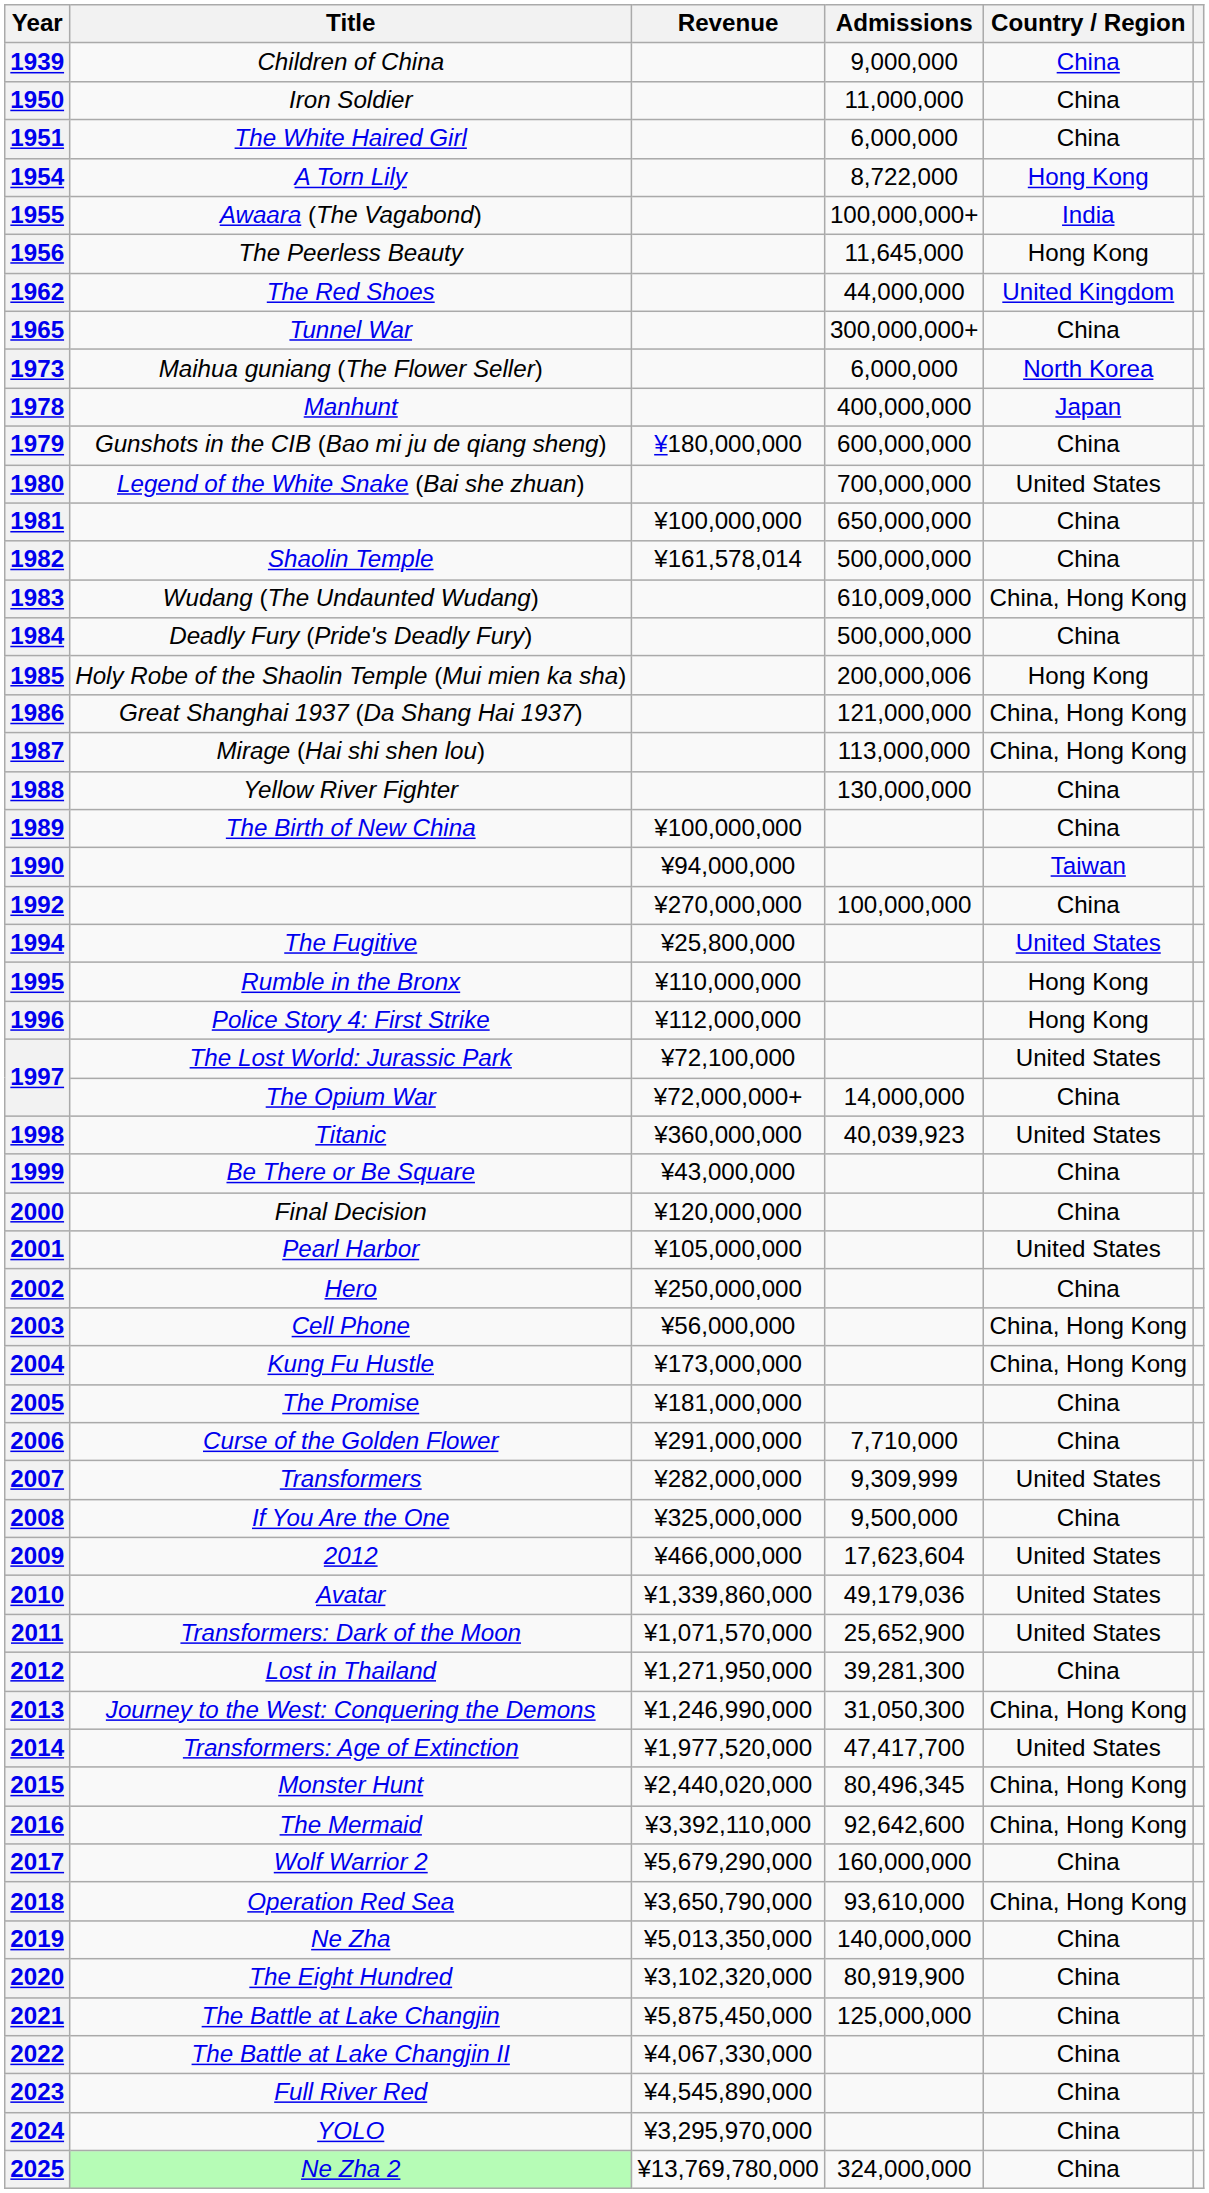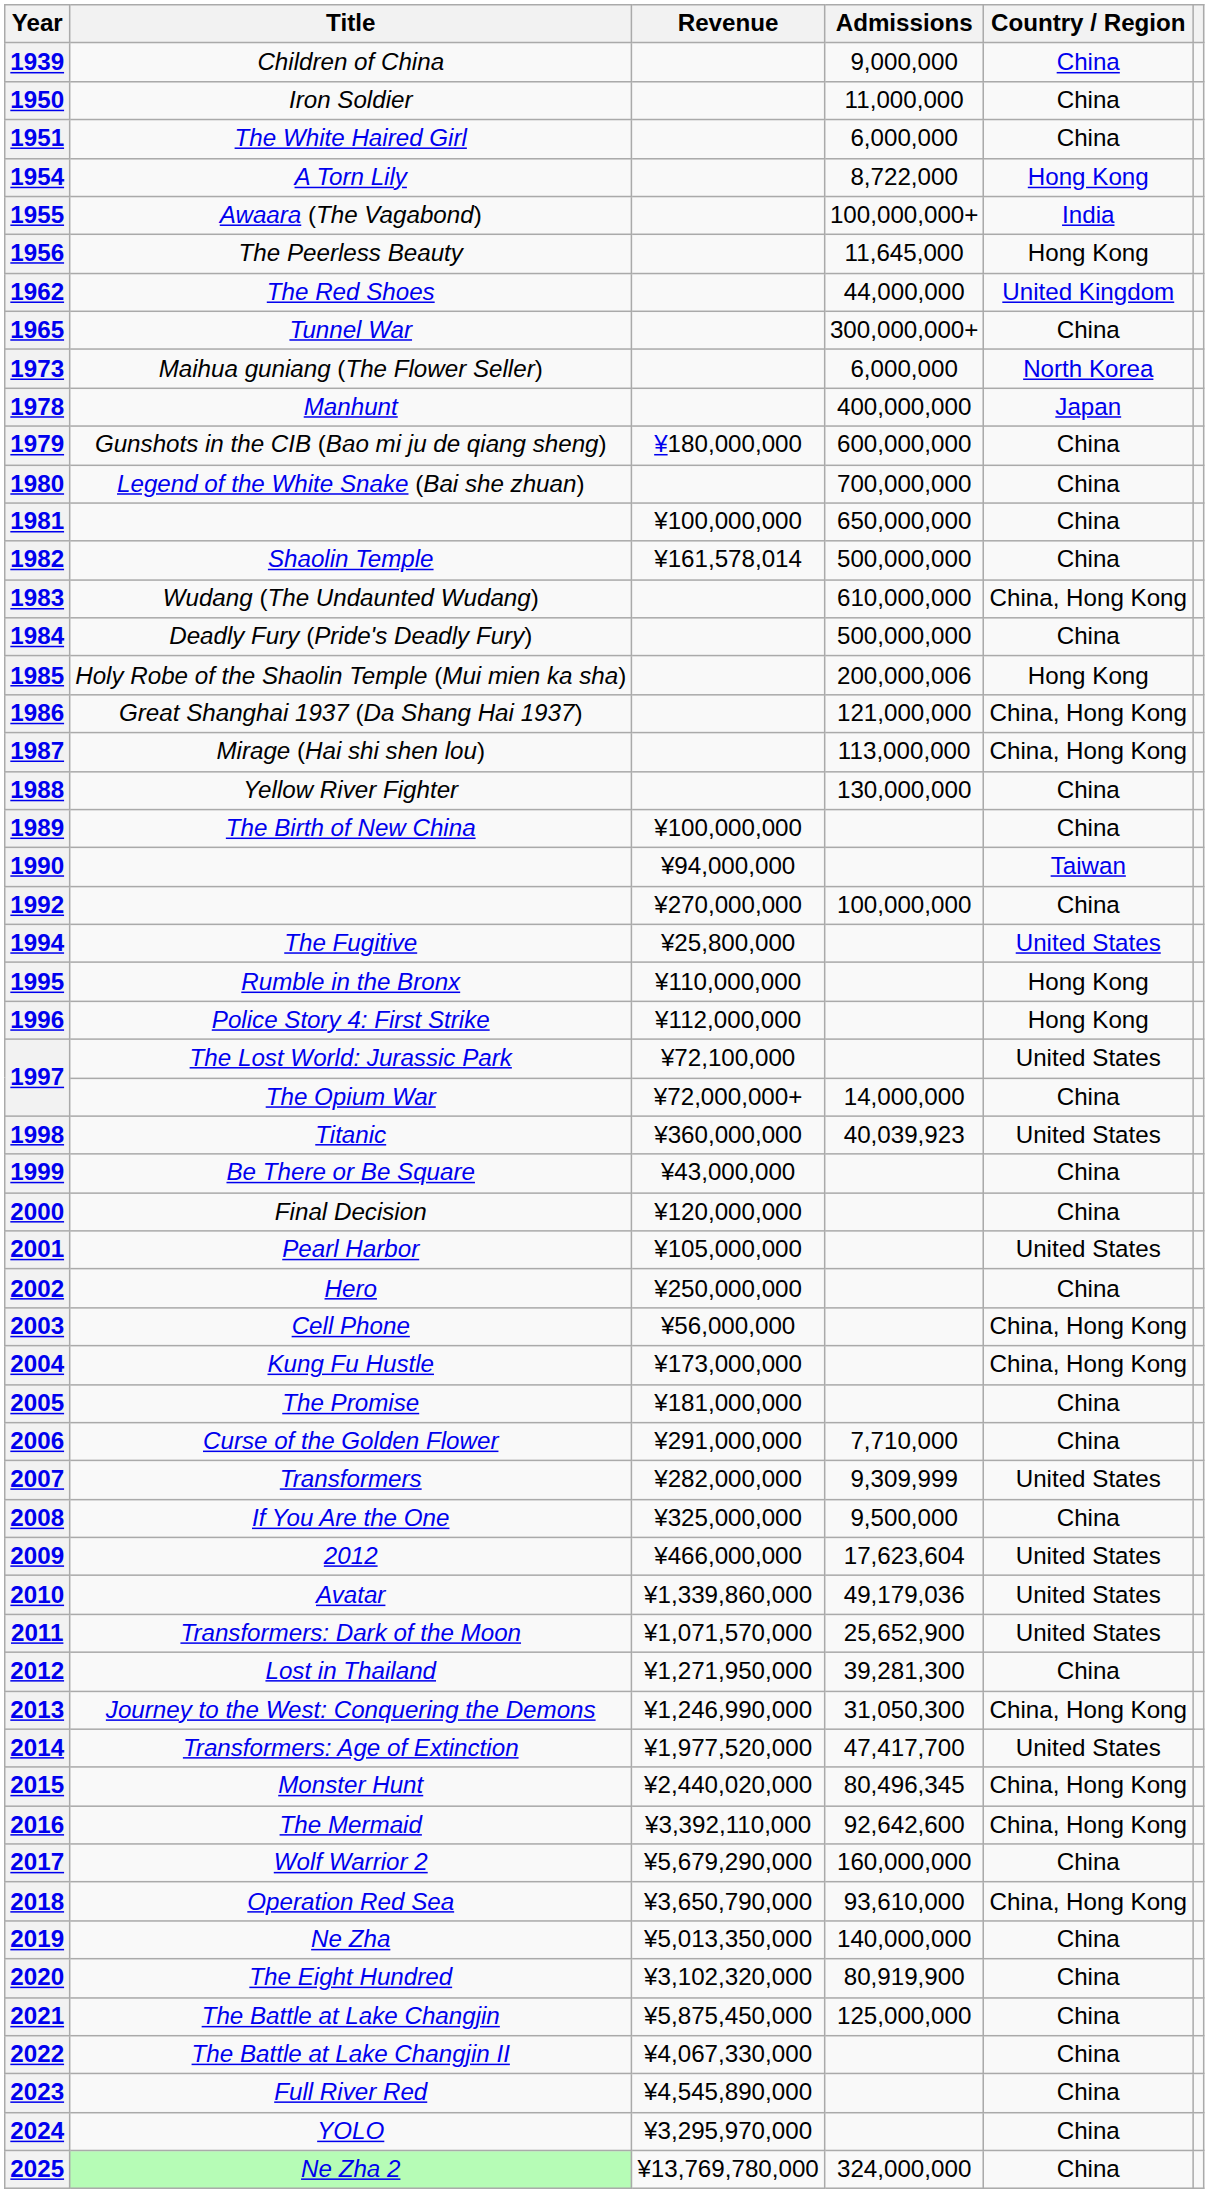(1088, 483) United States -> (1088, 483) China
(904, 598) 610,009,000 -> (904, 598) 610,000,000
